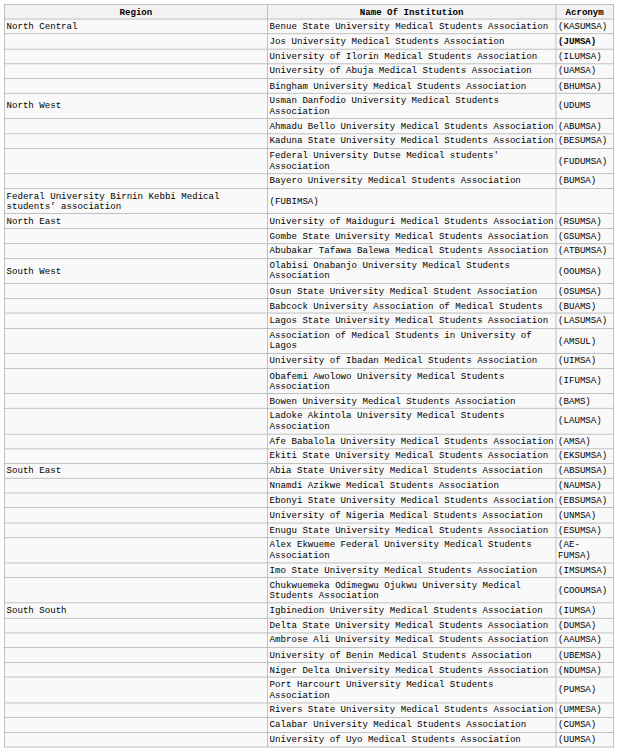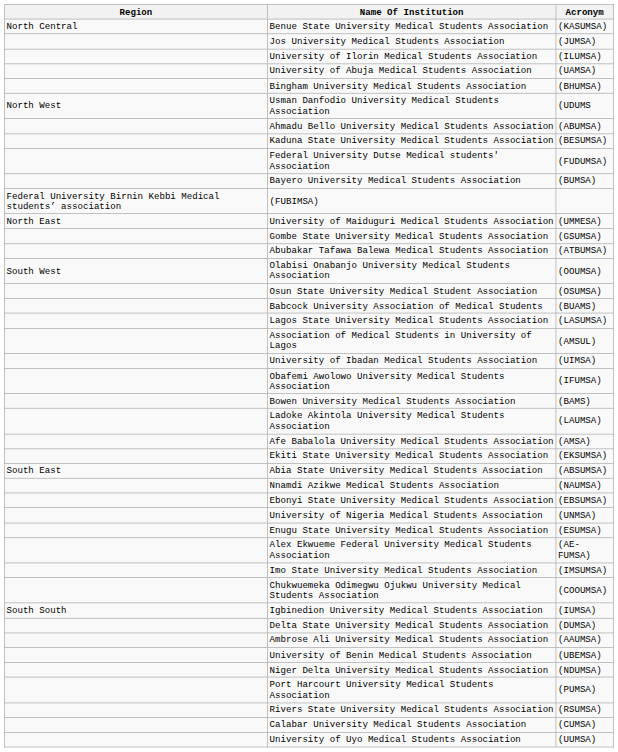(577, 41) bold -> (577, 41) normal
(580, 221) (RSUMSA) -> (580, 221) (UMMESA)
(580, 710) (UMMESA) -> (580, 710) (RSUMSA)
